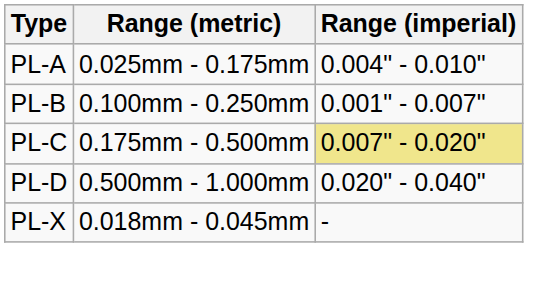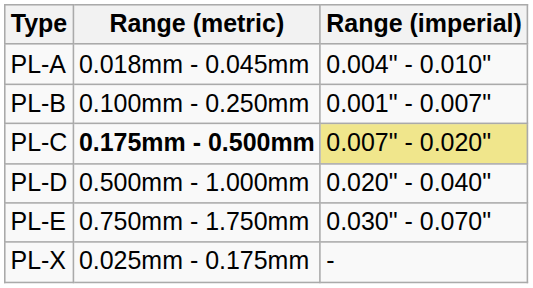(194, 63) 0.025mm - 0.175mm -> (194, 63) 0.018mm - 0.045mm
(194, 143) normal -> (197, 143) bold
+ row: (38, 222)
(194, 222) 0.018mm - 0.045mm -> (194, 261) 0.025mm - 0.175mm
